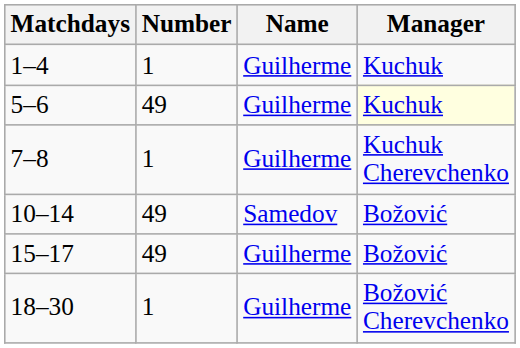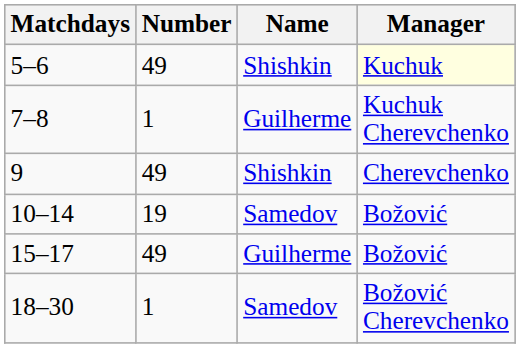- row: (30, 64)
(297, 104) Guilherme -> (287, 64) Shishkin
+ row: (17, 173)
(154, 213) 49 -> (154, 213) 19
(297, 307) Guilherme -> (290, 307) Samedov
